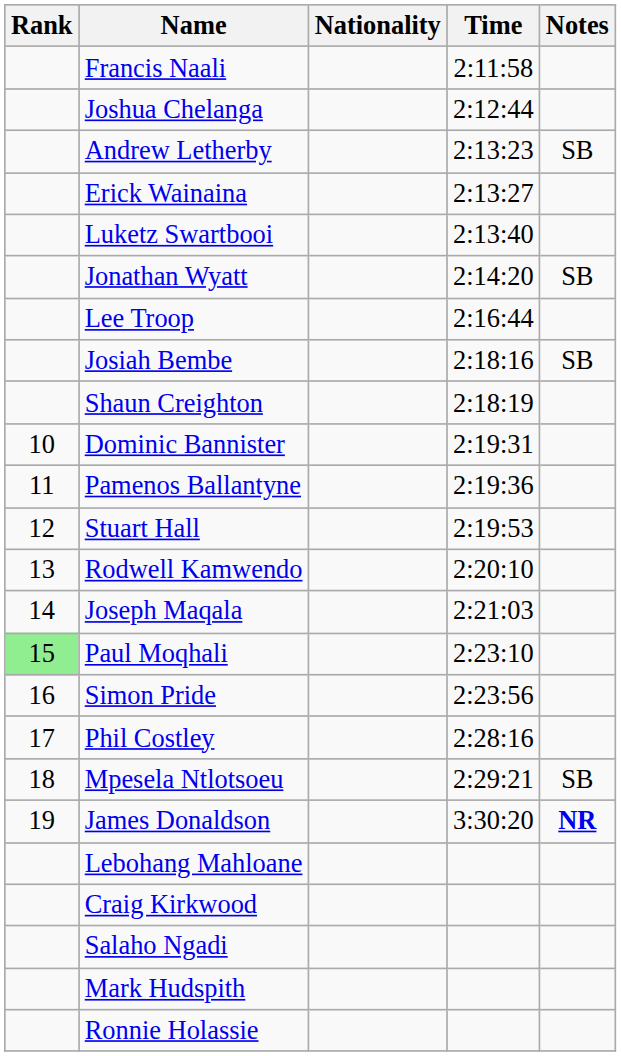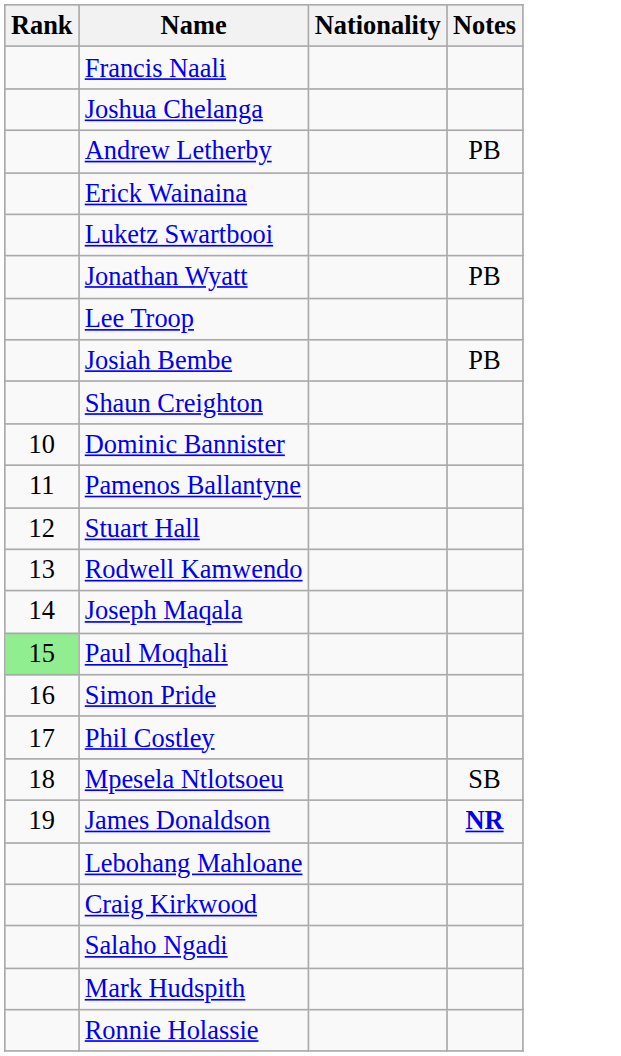- column: (493, 25)
(577, 151) SB -> (484, 151) PB
(577, 276) SB -> (484, 276) PB
(577, 360) SB -> (484, 360) PB
